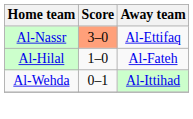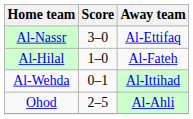(98, 37) lightsalmon background -> (98, 37) no background
+ row: (41, 102)
